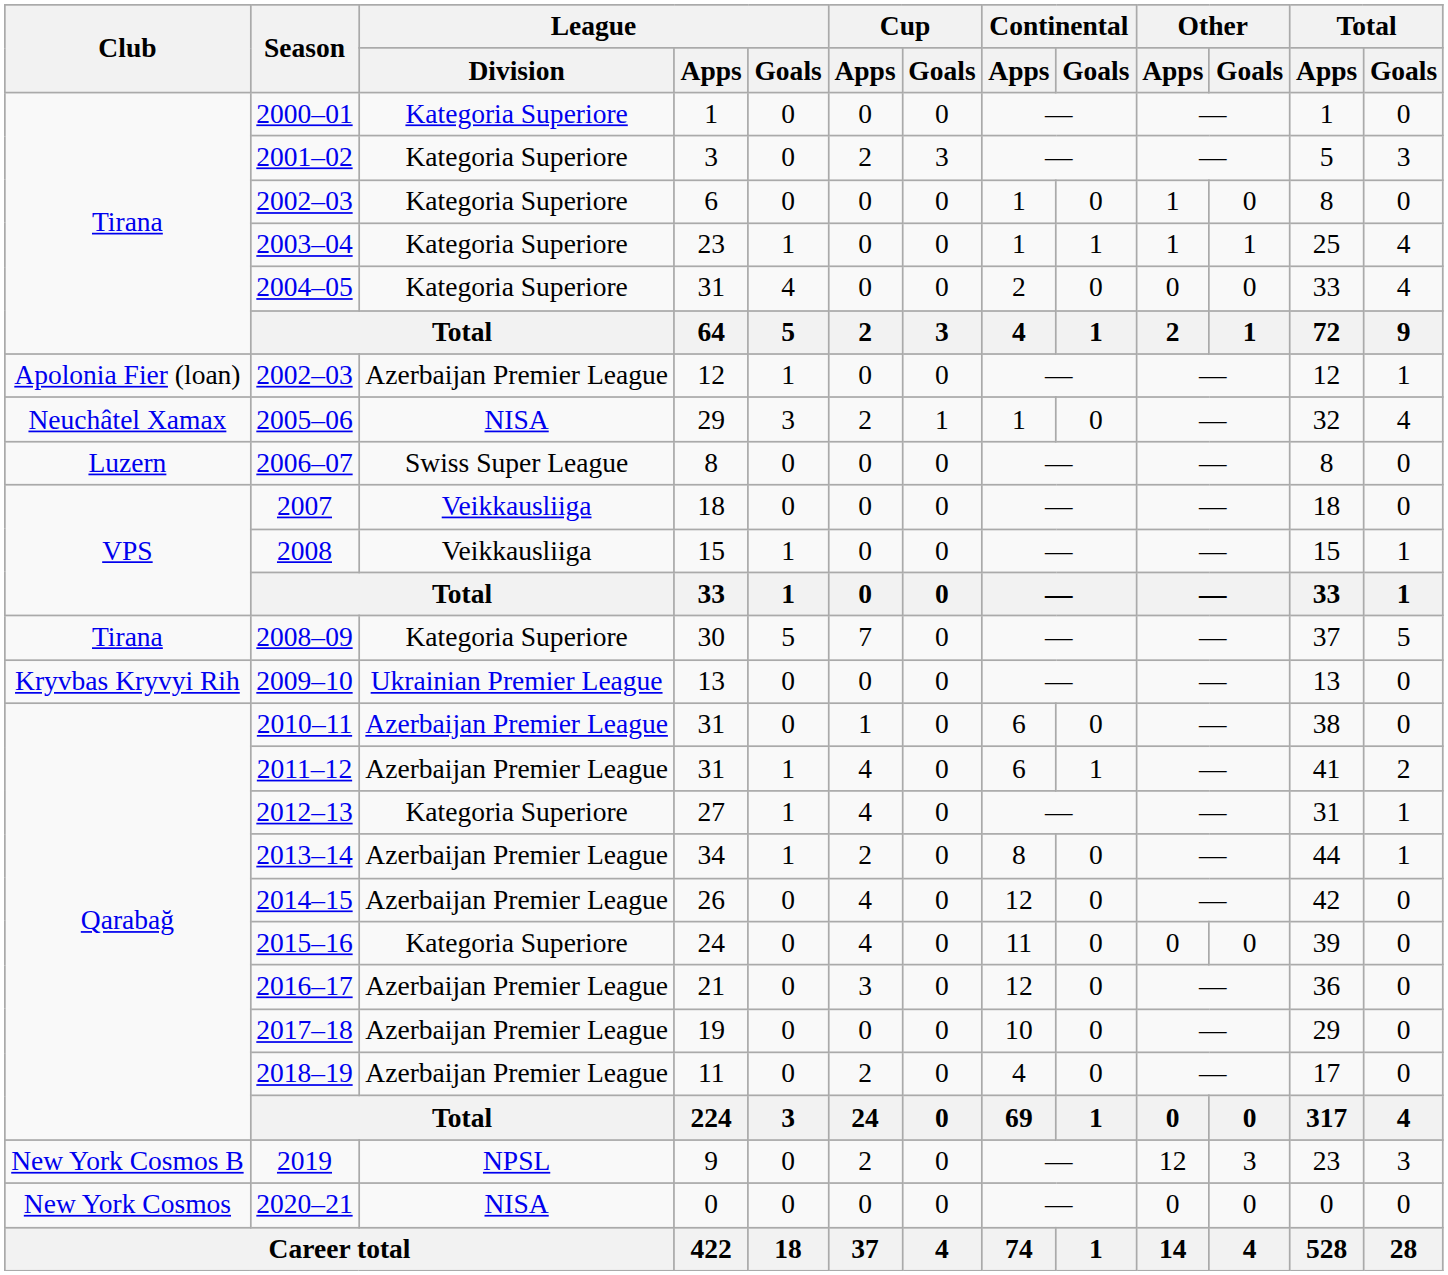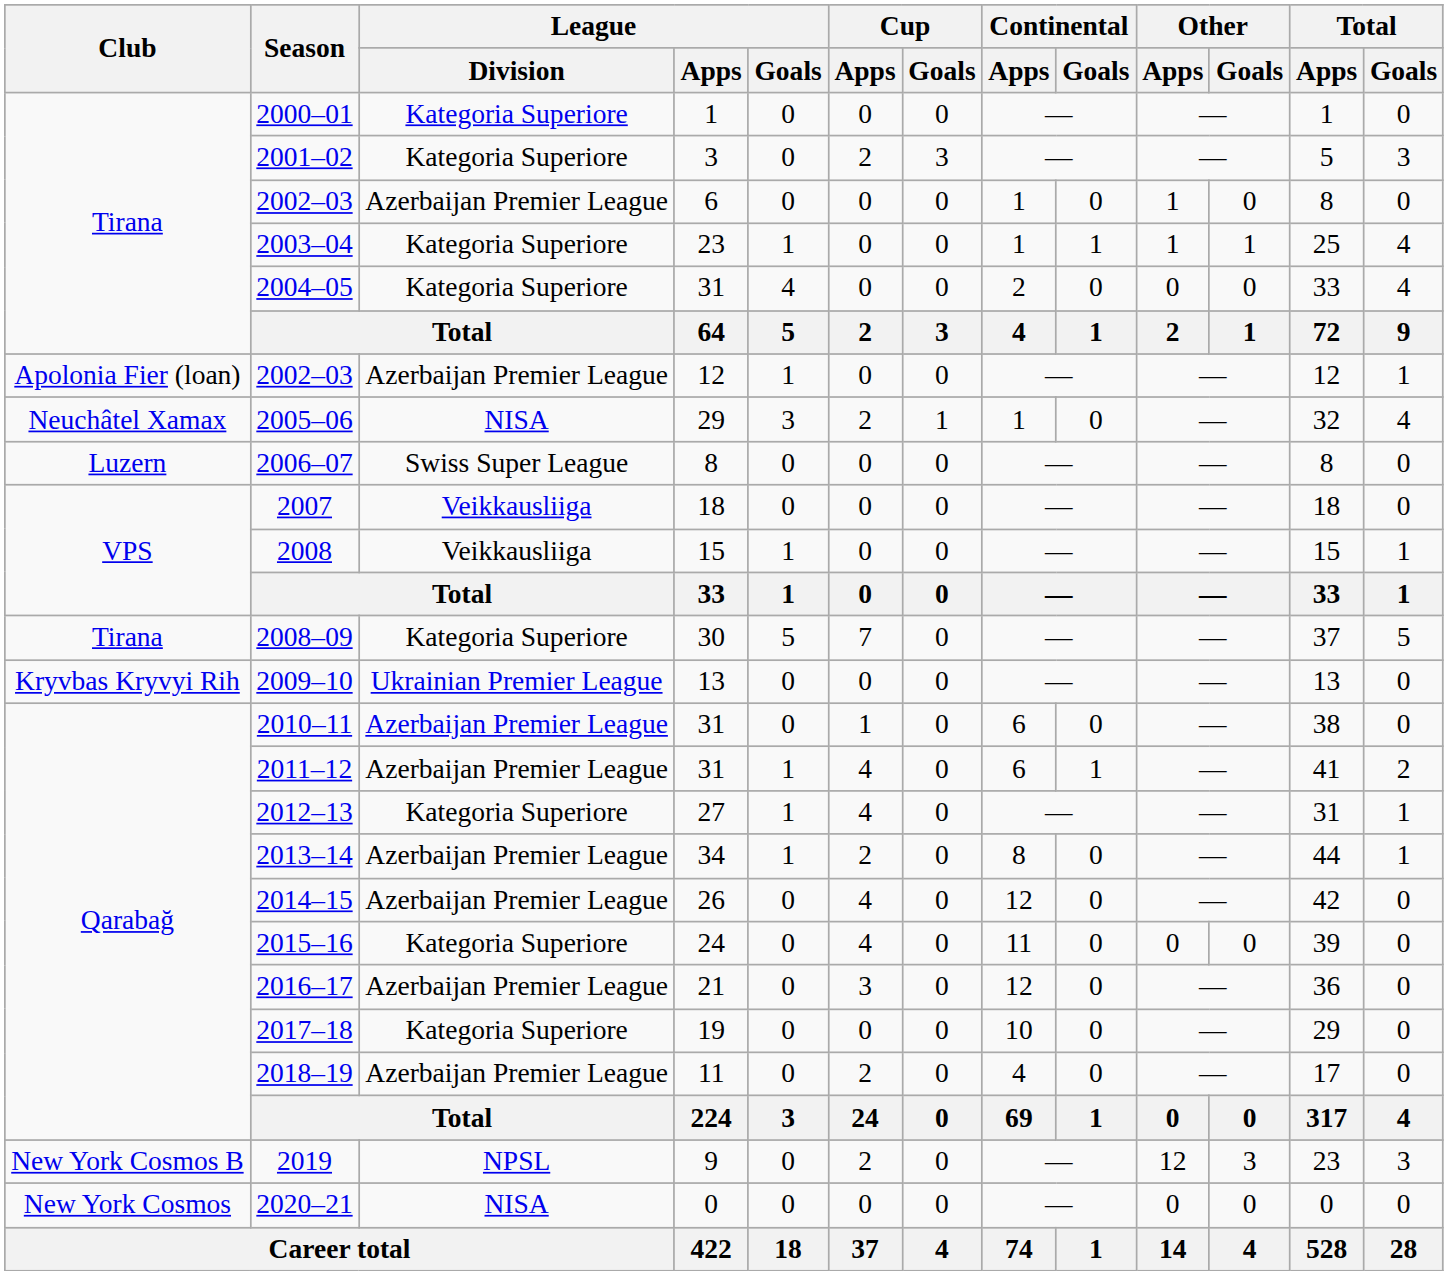(517, 200) Kategoria Superiore -> (517, 200) Azerbaijan Premier League
(517, 1030) Azerbaijan Premier League -> (517, 1030) Kategoria Superiore
